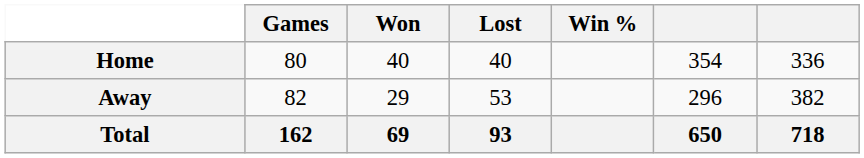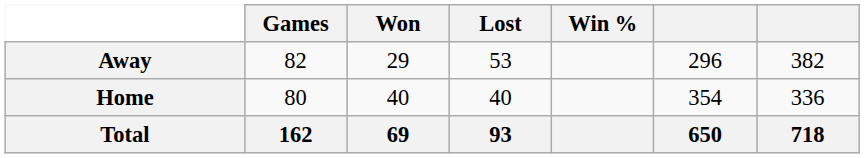rows swapped: (125, 60) <-> (125, 97)
